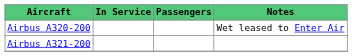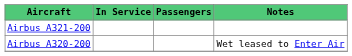rows swapped: (49, 28) <-> (49, 43)
